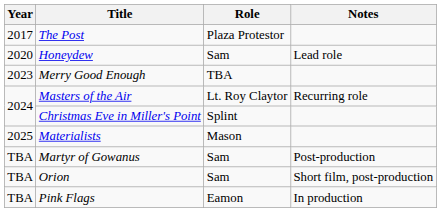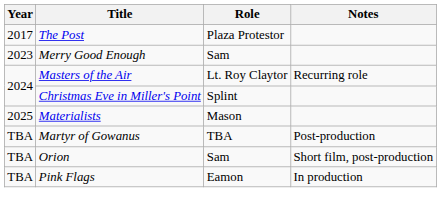- row: (66, 55)
(220, 75) TBA -> (218, 55) Sam
(218, 156) Sam -> (220, 136) TBA
